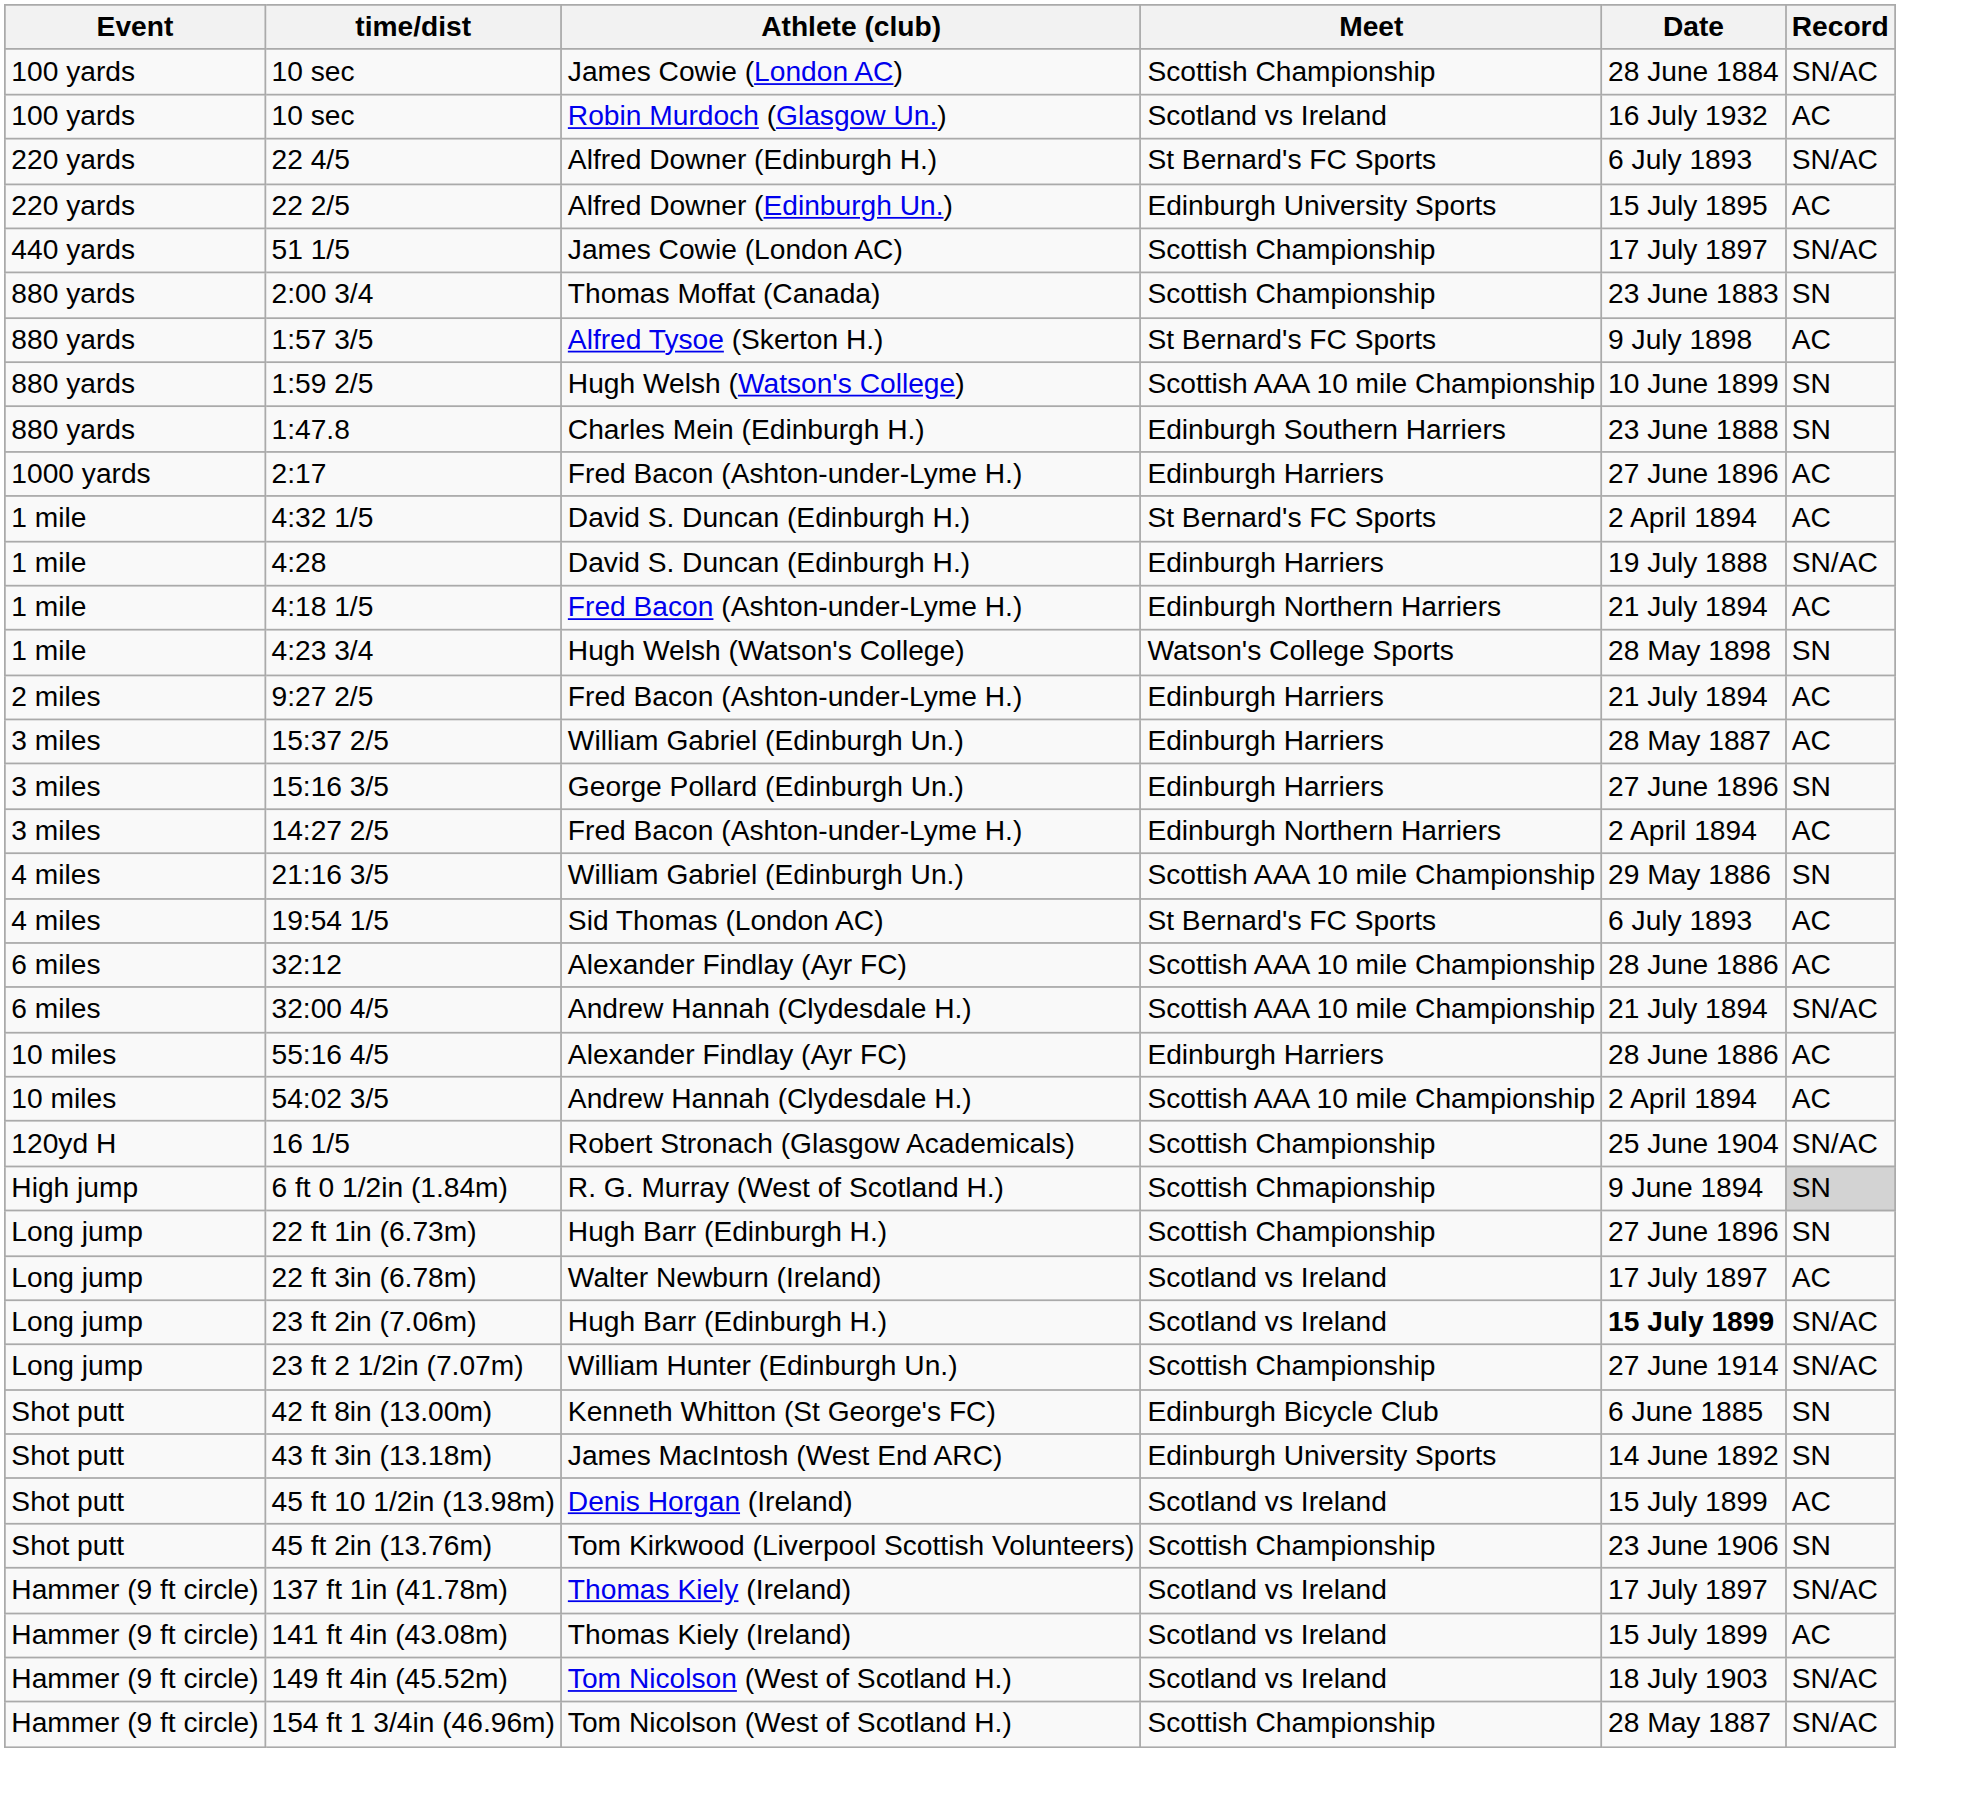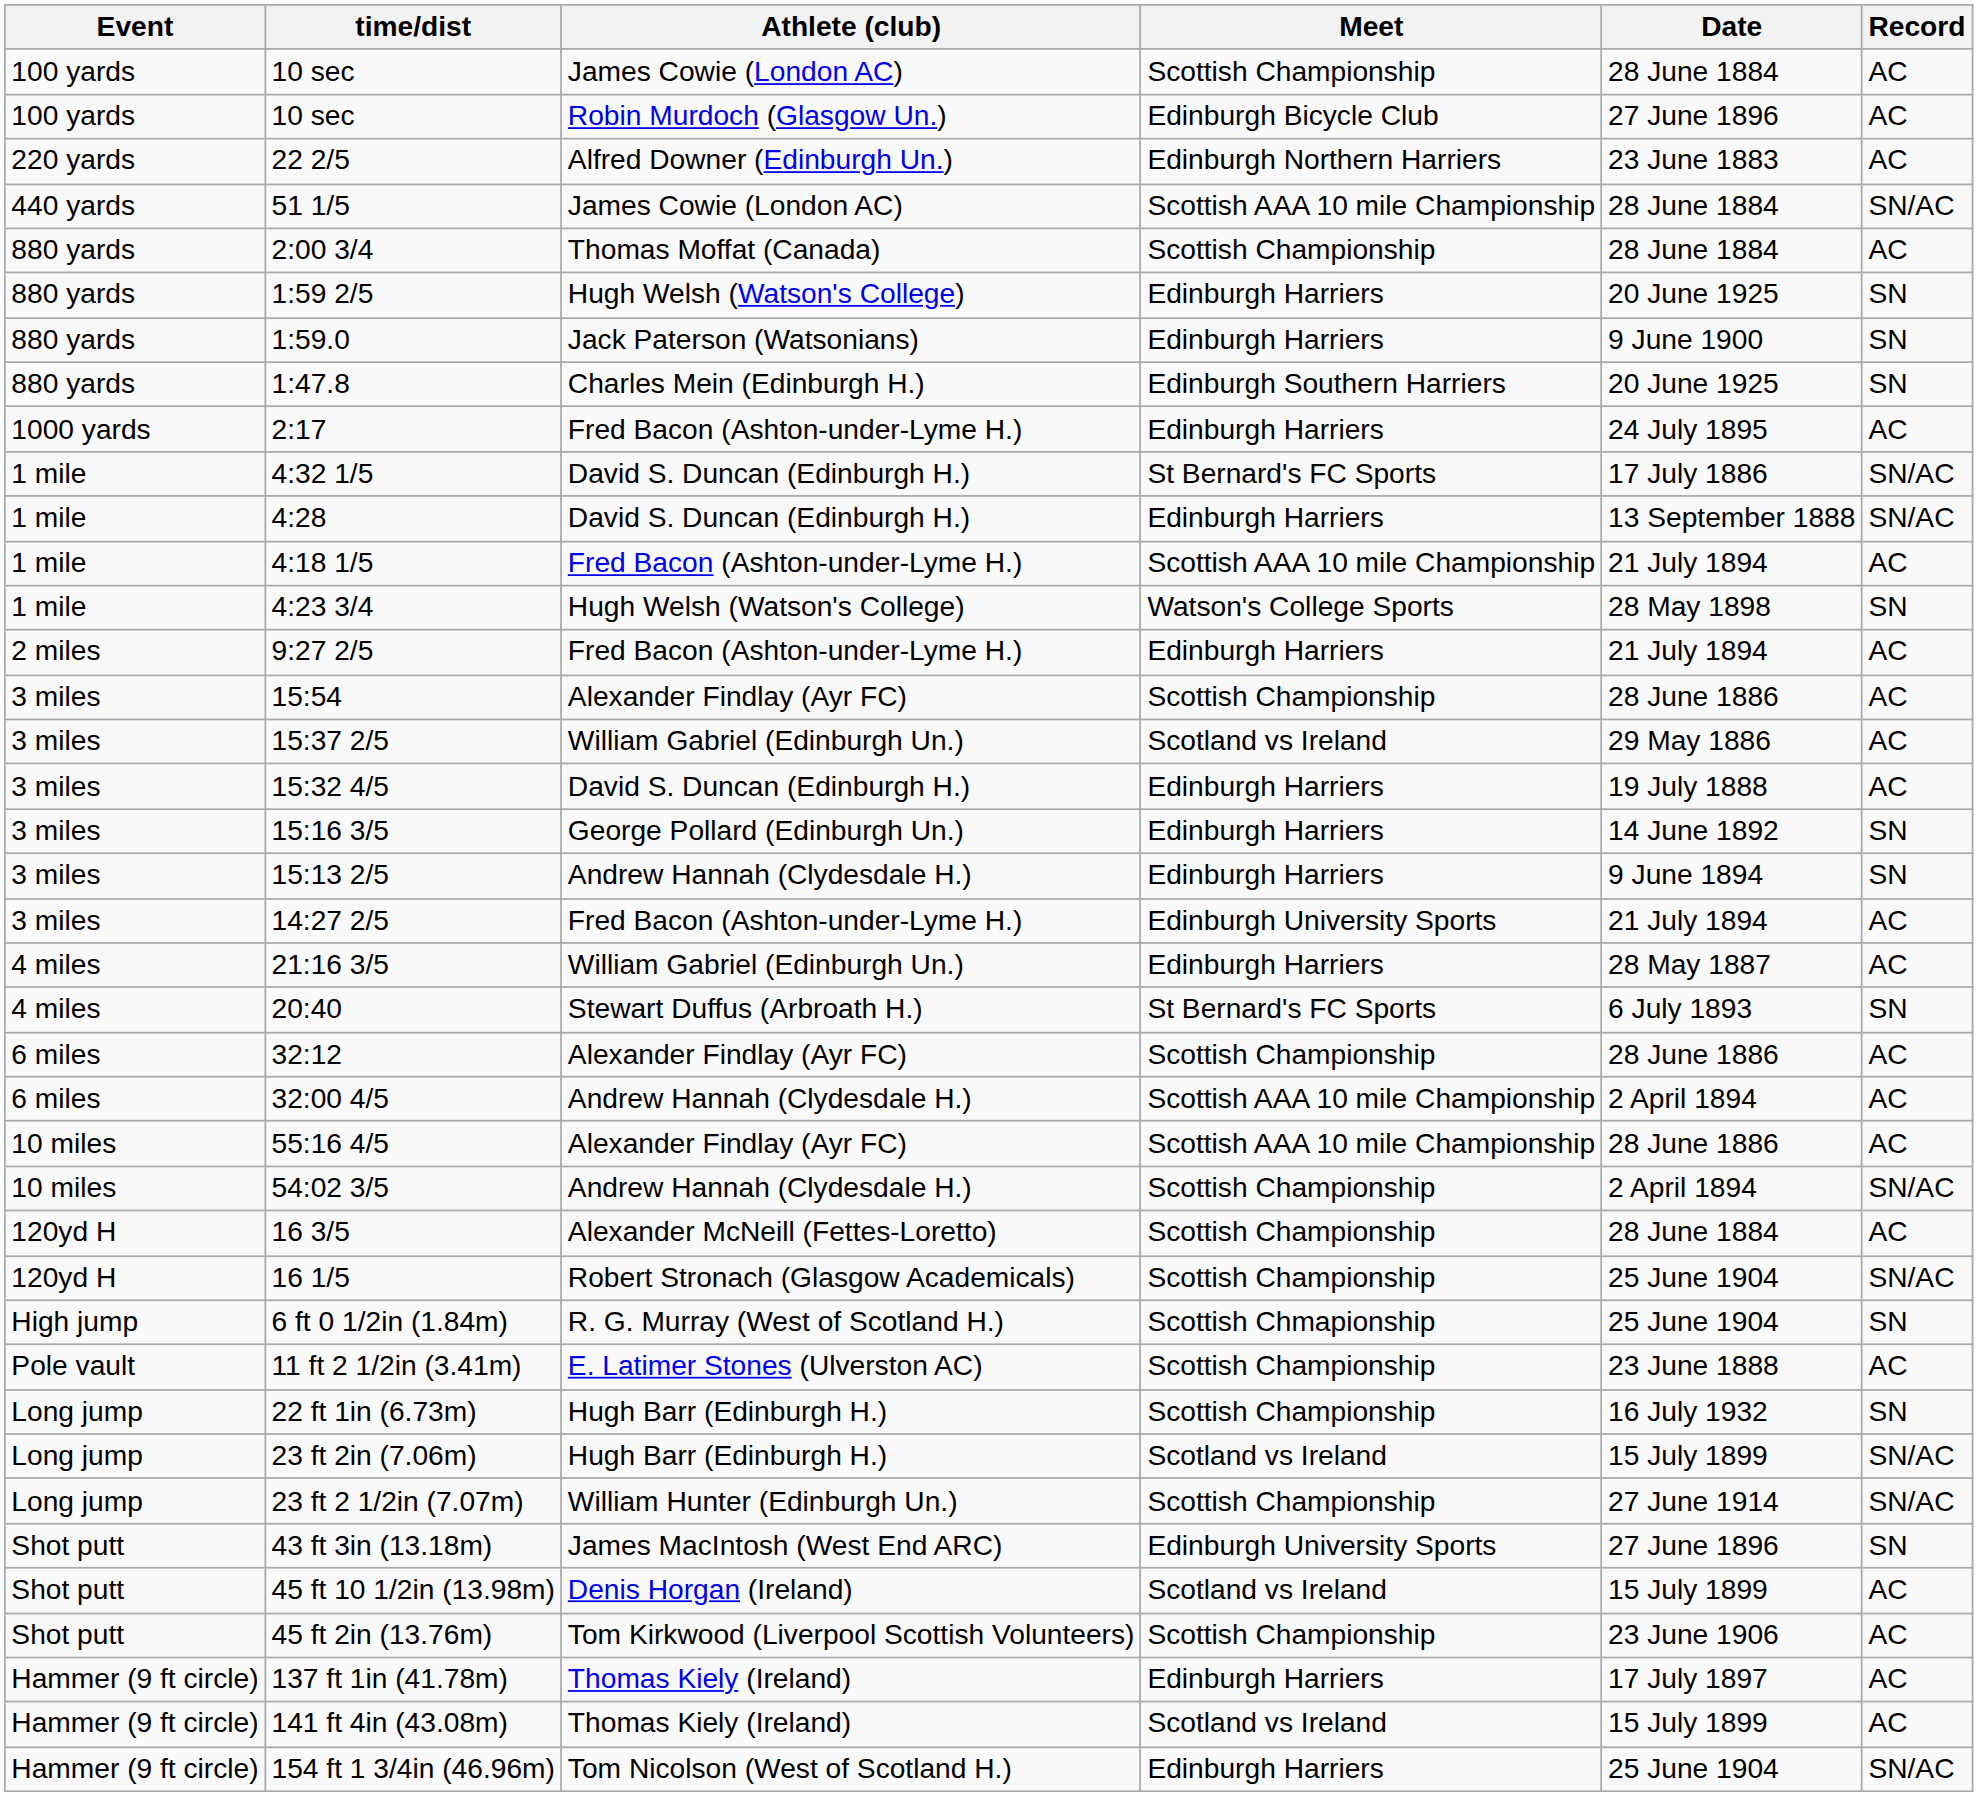(1835, 71) SN/AC -> (1888, 71) AC
(1267, 116) Scotland vs Ireland -> (1293, 116) Edinburgh Bicycle Club
(1688, 116) 16 July 1932 -> (1693, 116) 27 June 1896
- row: (311, 160)
(1322, 205) Edinburgh University Sports -> (1324, 160) Edinburgh Northern Harriers
(1688, 205) 15 July 1895 -> (1693, 160) 23 June 1883
(1291, 250) Scottish Championship -> (1371, 205) Scottish AAA 10 mile Championship
(1688, 250) 17 July 1897 -> (1693, 205) 28 June 1884
(1693, 294) 23 June 1883 -> (1693, 250) 28 June 1884
(1811, 294) SN -> (1888, 250) AC
- row: (322, 339)
(1371, 384) Scottish AAA 10 mile Championship -> (1266, 294) Edinburgh Harriers
(1693, 384) 10 June 1899 -> (1693, 294) 20 June 1925
+ row: (311, 339)
(1693, 428) 23 June 1888 -> (1693, 384) 20 June 1925
(1693, 473) 27 June 1896 -> (1688, 428) 24 July 1895
(1682, 518) 2 April 1894 -> (1688, 473) 17 July 1886
(1811, 518) AC -> (1911, 473) SN/AC
(1688, 562) 19 July 1888 -> (1732, 518) 13 September 1888
(1324, 607) Edinburgh Northern Harriers -> (1371, 562) Scottish AAA 10 mile Championship
+ row: (307, 696)
(1266, 741) Edinburgh Harriers -> (1267, 741) Scotland vs Ireland
(1689, 741) 28 May 1887 -> (1689, 741) 29 May 1886
+ row: (330, 786)
(1693, 786) 27 June 1896 -> (1693, 830) 14 June 1892
+ row: (330, 875)
(1324, 830) Edinburgh Northern Harriers -> (1322, 920) Edinburgh University Sports
(1682, 830) 2 April 1894 -> (1688, 920) 21 July 1894
(1371, 875) Scottish AAA 10 mile Championship -> (1266, 964) Edinburgh Harriers
(1689, 875) 29 May 1886 -> (1689, 964) 28 May 1887
(1811, 875) SN -> (1888, 964) AC
- row: (330, 920)
+ row: (307, 1009)
(1371, 964) Scottish AAA 10 mile Championship -> (1291, 1054) Scottish Championship
(1688, 1009) 21 July 1894 -> (1682, 1098) 2 April 1894
(1835, 1009) SN/AC -> (1888, 1098) AC
(1266, 1054) Edinburgh Harriers -> (1371, 1143) Scottish AAA 10 mile Championship
(1371, 1098) Scottish AAA 10 mile Championship -> (1291, 1187) Scottish Championship
(1811, 1098) AC -> (1911, 1187) SN/AC
+ row: (311, 1232)
(1686, 1187) 9 June 1894 -> (1693, 1321) 25 June 1904
(1811, 1187) lightgrey background -> (1888, 1321) no background
+ row: (397, 1366)
(1693, 1232) 27 June 1896 -> (1688, 1411) 16 July 1932
- row: (374, 1277)
(1691, 1321) bold -> (1688, 1455) normal
- row: (382, 1411)
(1693, 1455) 14 June 1892 -> (1693, 1545) 27 June 1896
(1811, 1545) SN -> (1888, 1634) AC
(1267, 1589) Scotland vs Ireland -> (1266, 1679) Edinburgh Harriers
(1835, 1589) SN/AC -> (1888, 1679) AC
- row: (390, 1679)
(1291, 1723) Scottish Championship -> (1266, 1768) Edinburgh Harriers
(1689, 1723) 28 May 1887 -> (1693, 1768) 25 June 1904
